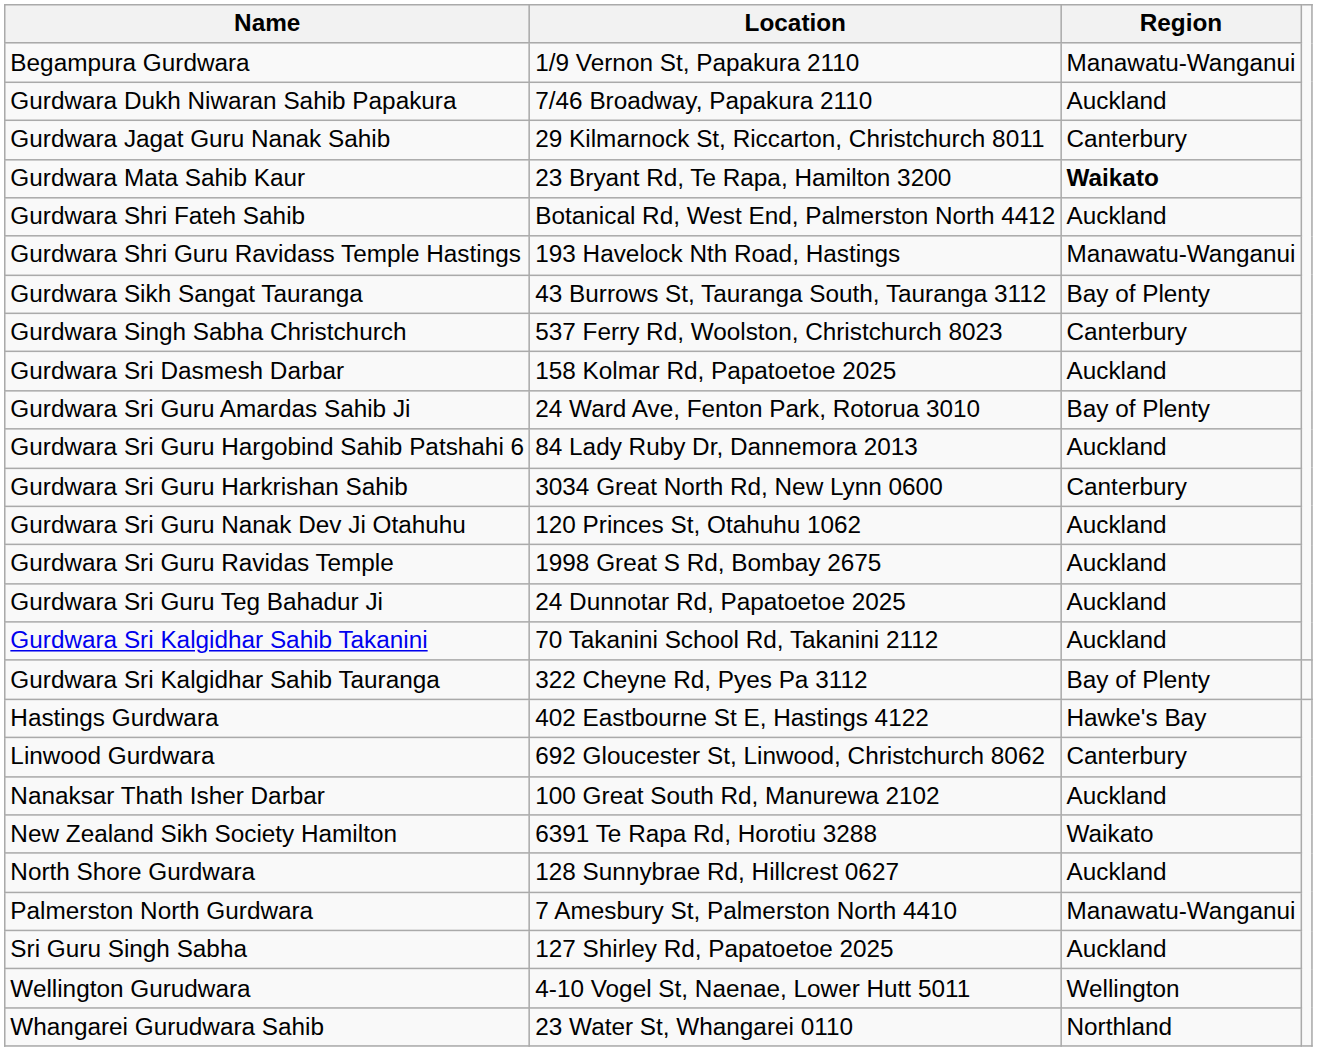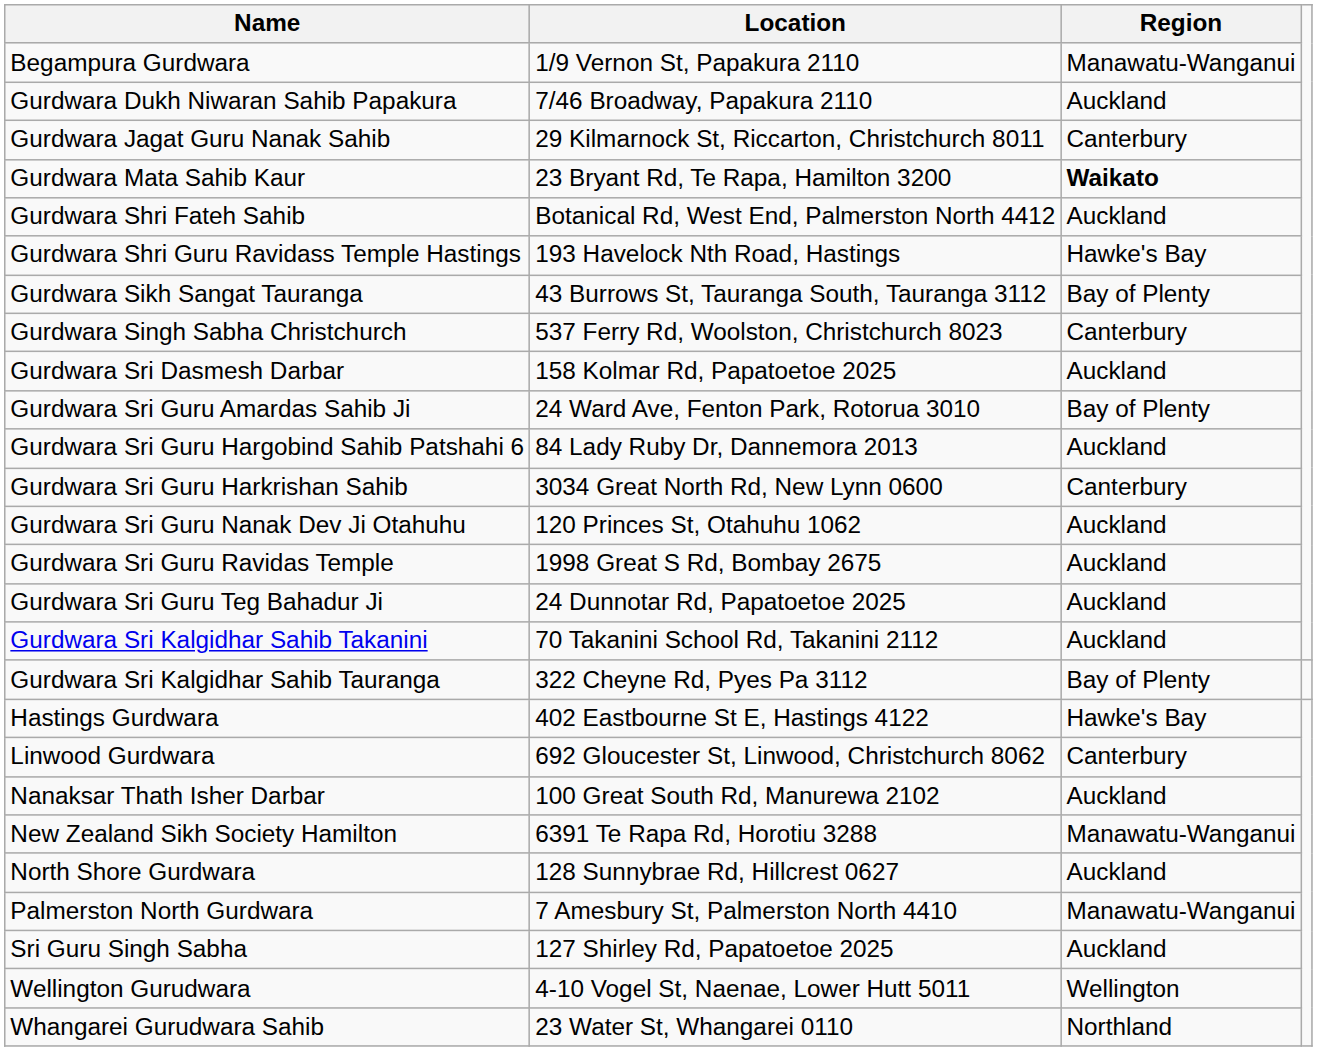(1181, 255) Manawatu-Wanganui -> (1136, 255) Hawke's Bay
(1110, 833) Waikato -> (1181, 833) Manawatu-Wanganui
